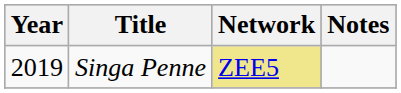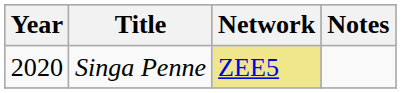(37, 66) 2019 -> (37, 66) 2020
